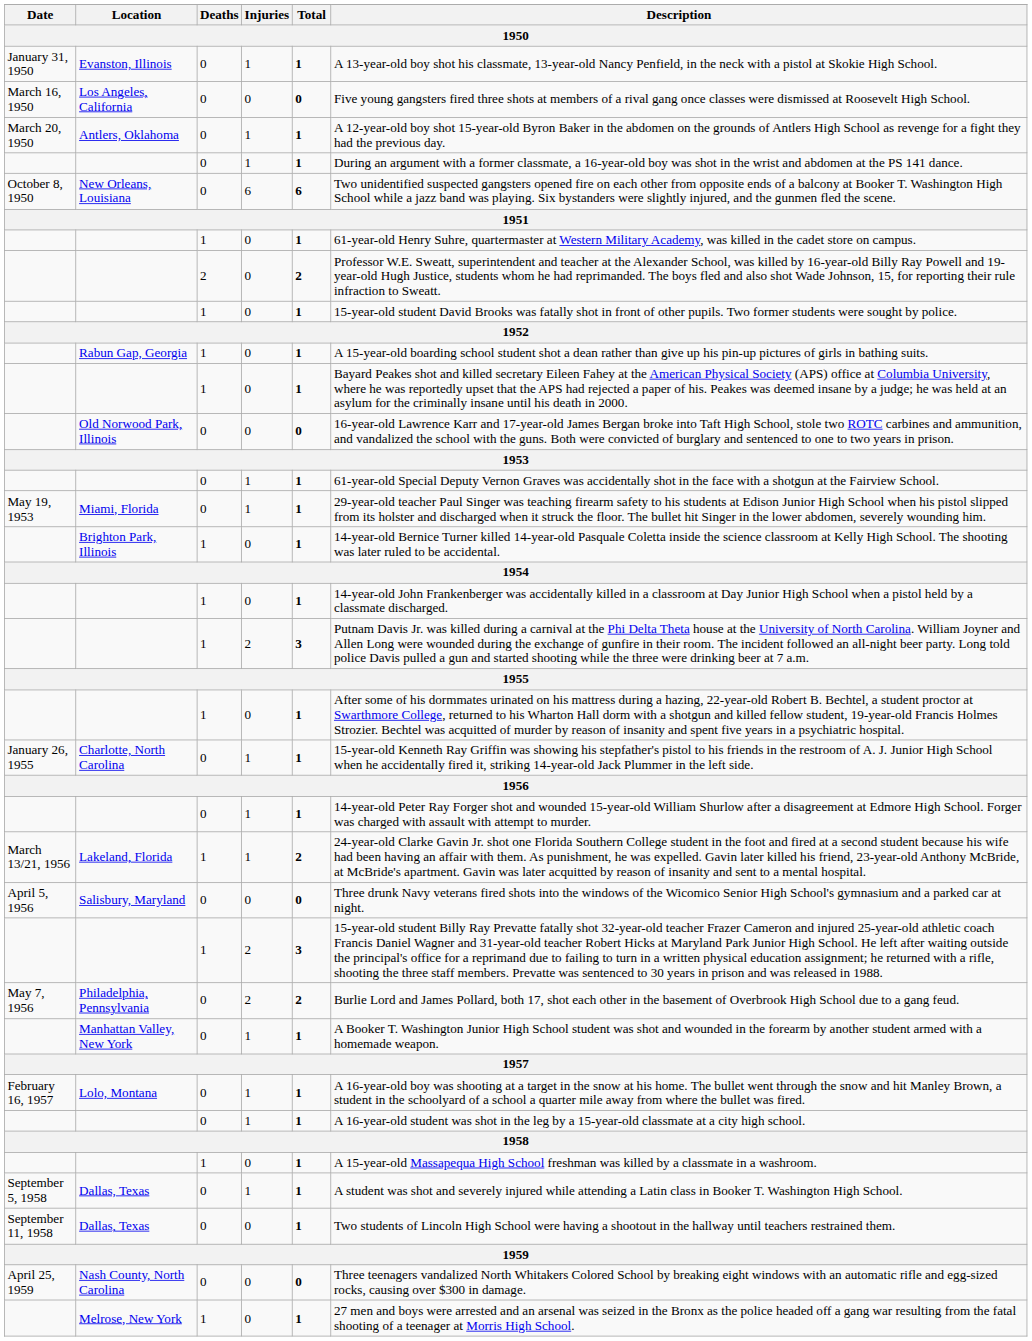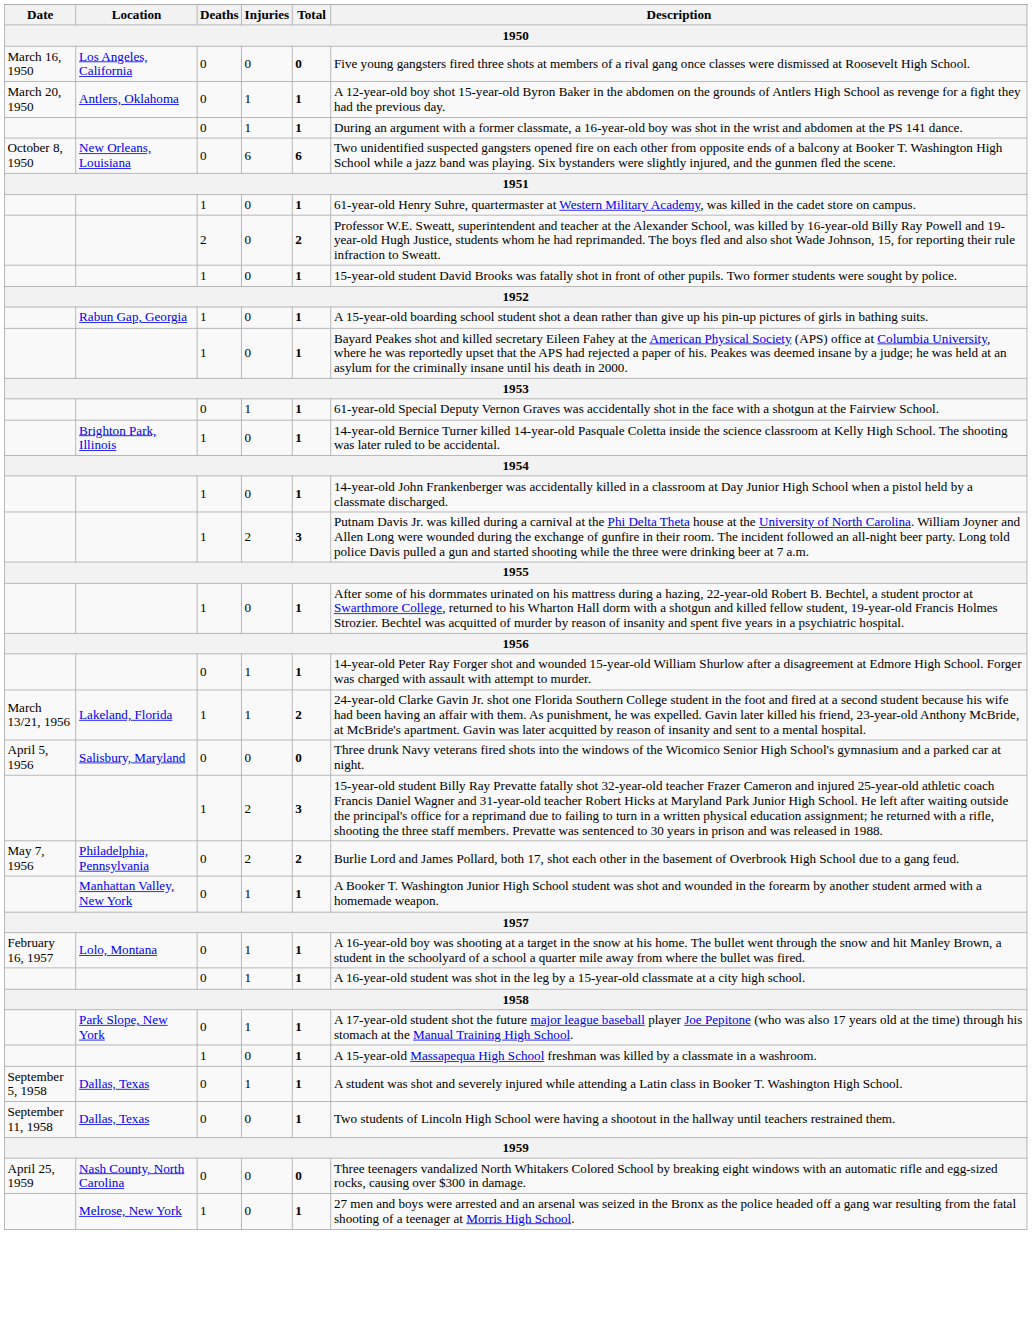- row: (125, 63)
- row: (131, 431)
- row: (119, 508)
- row: (122, 757)
+ row: (123, 1027)
